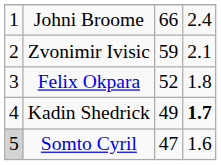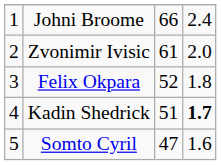(169, 50) 59 -> (169, 50) 61
(200, 50) 2.1 -> (200, 50) 2.0
(169, 112) 49 -> (169, 112) 51
(14, 143) lightgrey background -> (14, 143) no background
